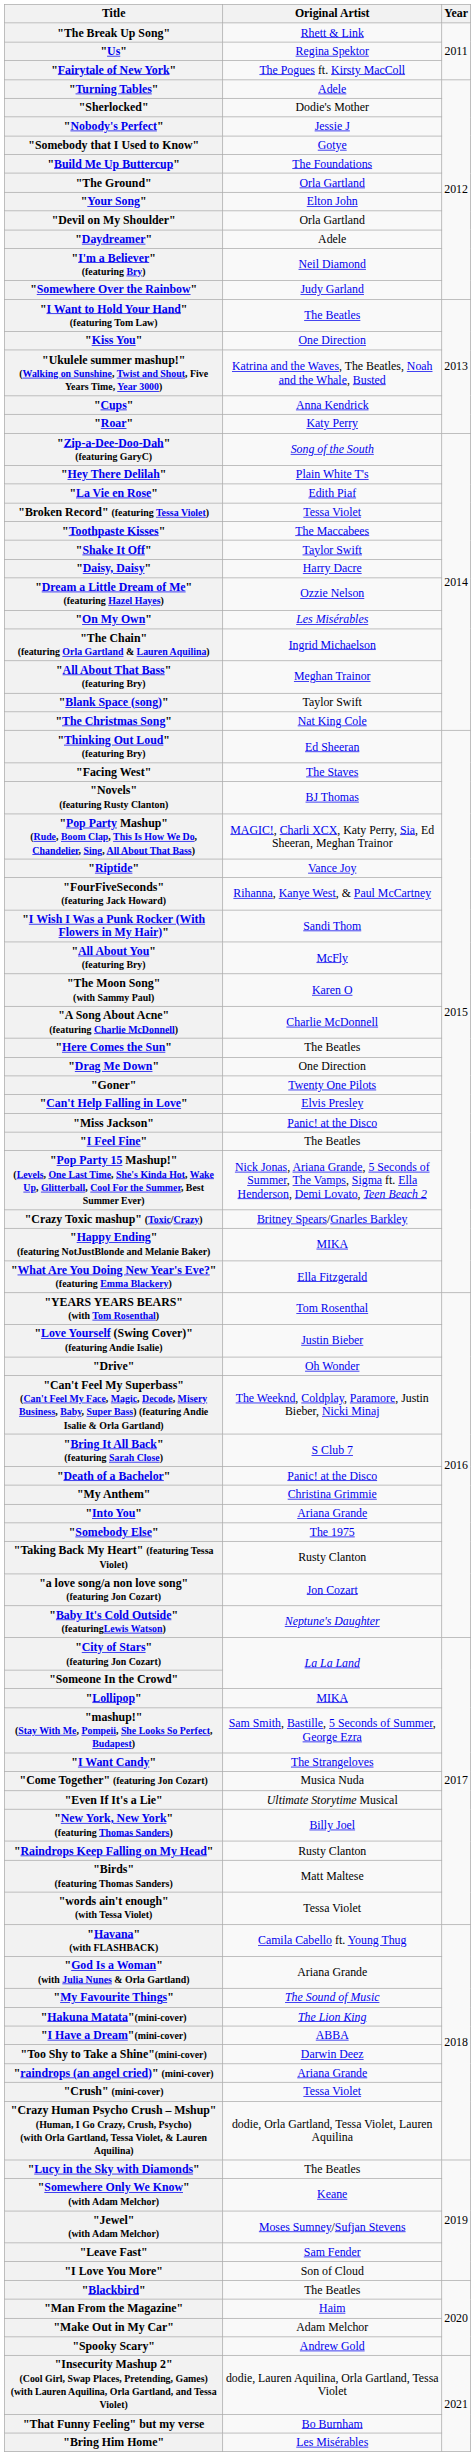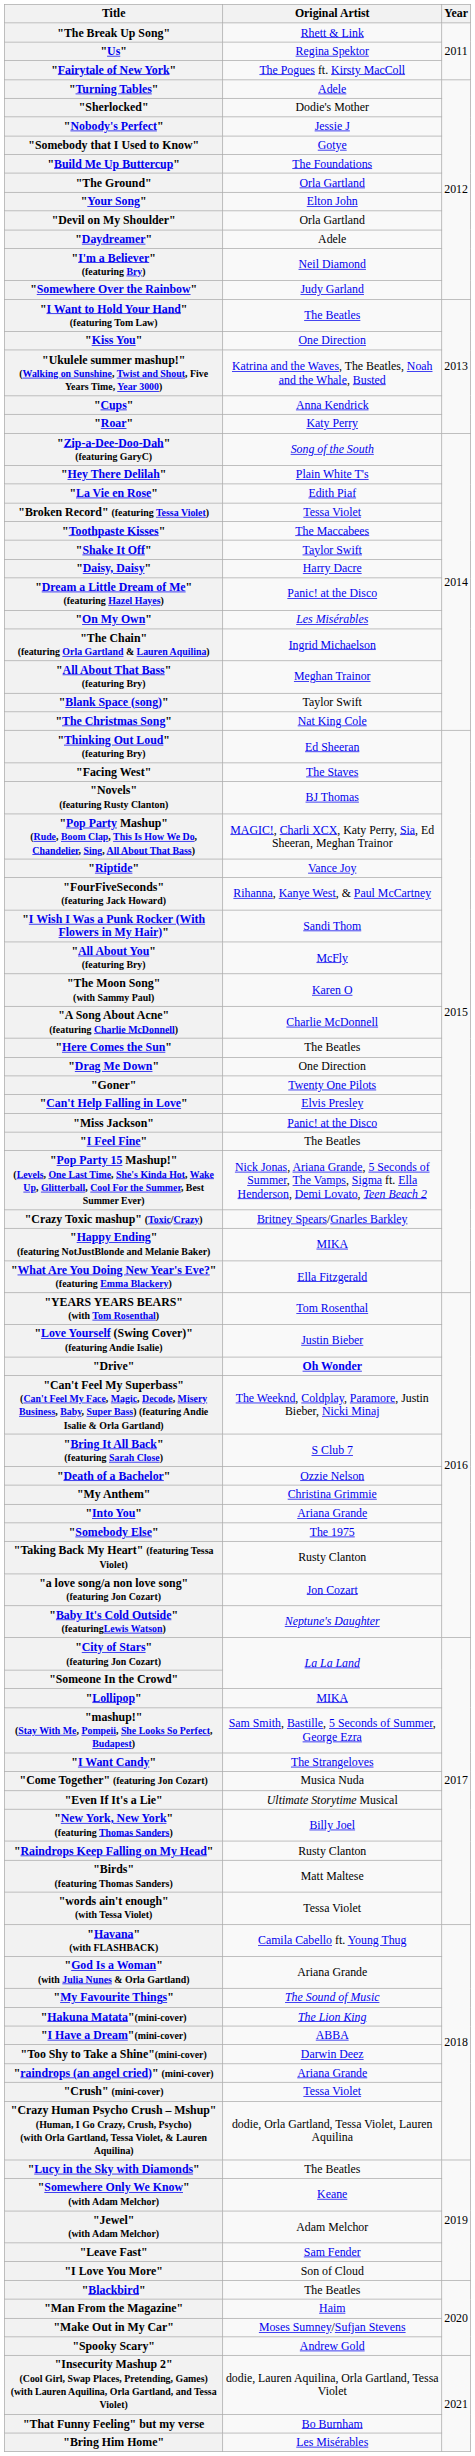(332, 594) Ozzie Nelson -> (332, 594) Panic! at the Disco
(332, 1366) normal -> (332, 1366) bold
(332, 1475) Panic! at the Disco -> (332, 1475) Ozzie Nelson
(332, 2226) Moses Sumney/Sufjan Stevens -> (332, 2226) Adam Melchor
(332, 2327) Adam Melchor -> (332, 2327) Moses Sumney/Sufjan Stevens
